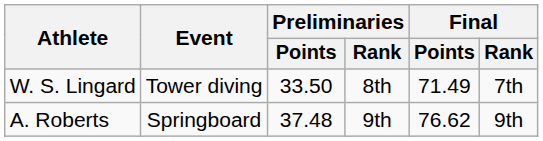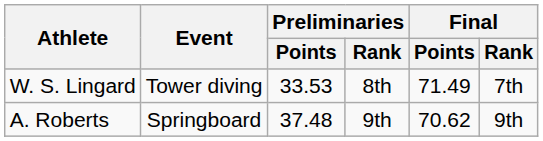(306, 86) 33.50 -> (306, 86) 33.53
(444, 120) 76.62 -> (444, 120) 70.62
